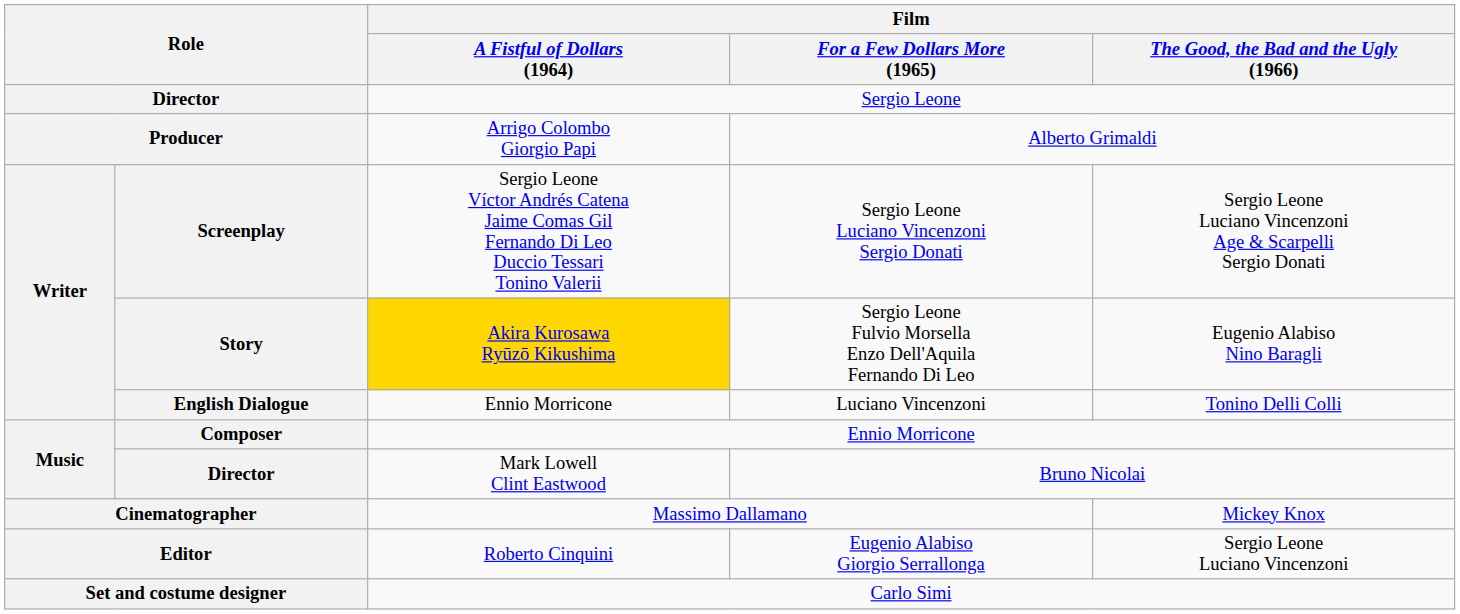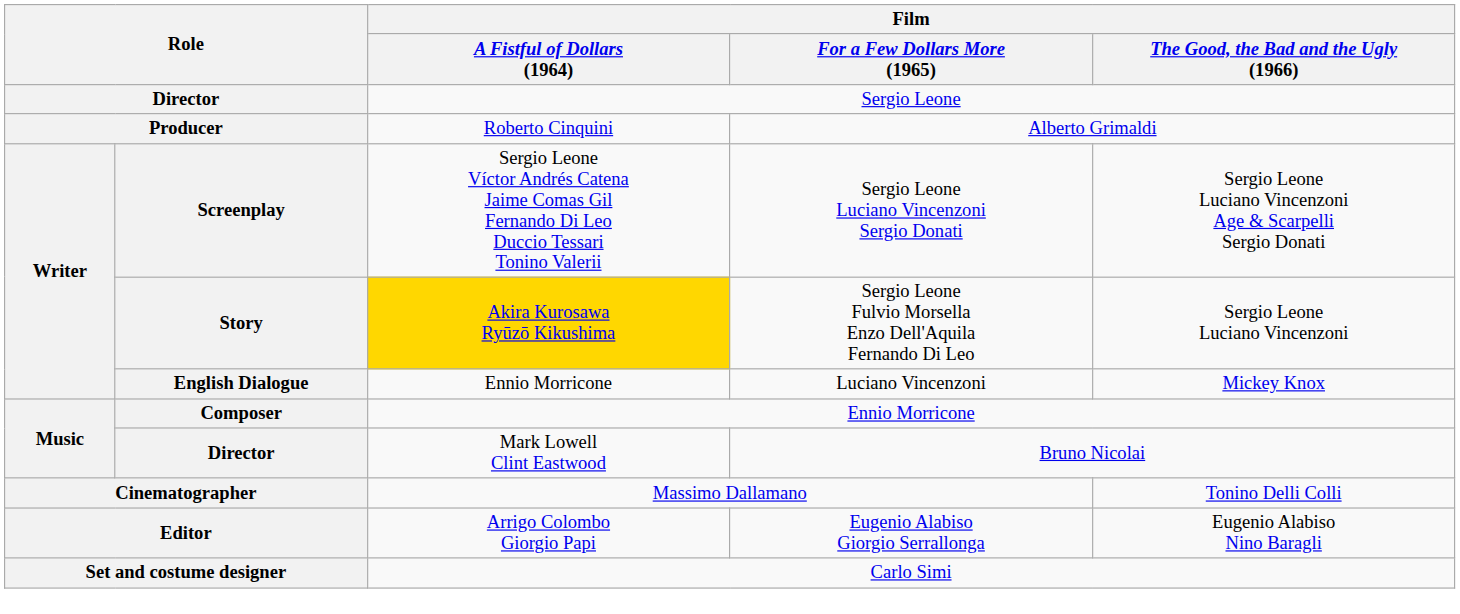(548, 138) Arrigo Colombo Giorgio Papi -> (548, 128) Roberto Cinquini
(1274, 343) Eugenio Alabiso Nino Baragli -> (1274, 322) Sergio Leone Luciano Vincenzoni
(1274, 404) Tonino Delli Colli -> (1274, 383) Mickey Knox
(1274, 513) Mickey Knox -> (1274, 492) Tonino Delli Colli
(548, 553) Roberto Cinquini -> (548, 532) Arrigo Colombo Giorgio Papi
(1274, 553) Sergio Leone Luciano Vincenzoni -> (1274, 532) Eugenio Alabiso Nino Baragli
